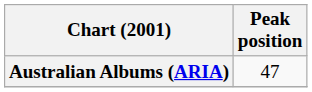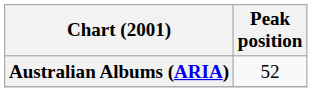(270, 71) 47 -> (270, 71) 52
